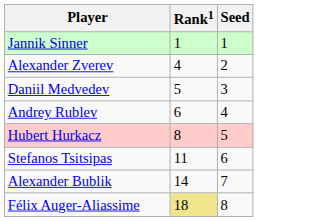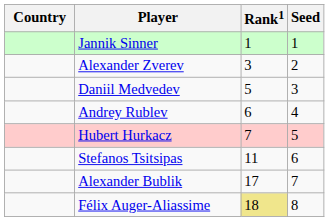+ column: (40, 18)
(177, 66) 4 -> (248, 66) 3
(177, 135) 8 -> (248, 135) 7
(181, 181) 14 -> (251, 181) 17
